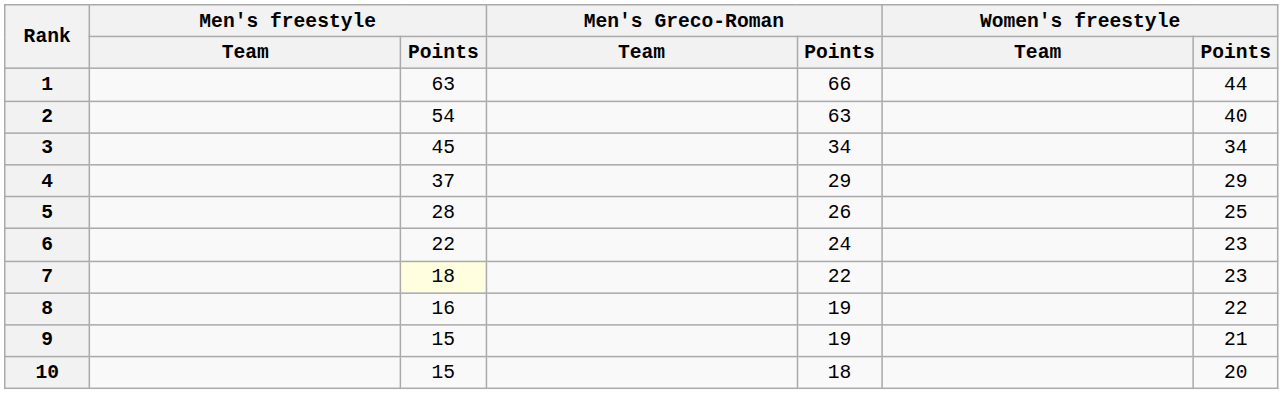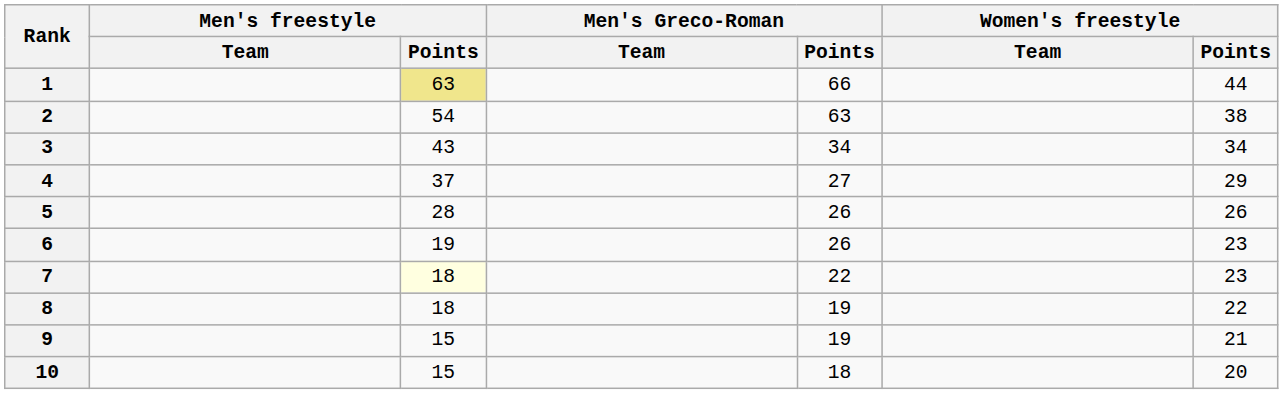(443, 85) no background -> (443, 85) khaki background
(1236, 117) 40 -> (1236, 117) 38
(443, 149) 45 -> (443, 149) 43
(840, 181) 29 -> (840, 181) 27
(1236, 213) 25 -> (1236, 213) 26
(443, 245) 22 -> (443, 245) 19
(840, 245) 24 -> (840, 245) 26
(443, 309) 16 -> (443, 309) 18
